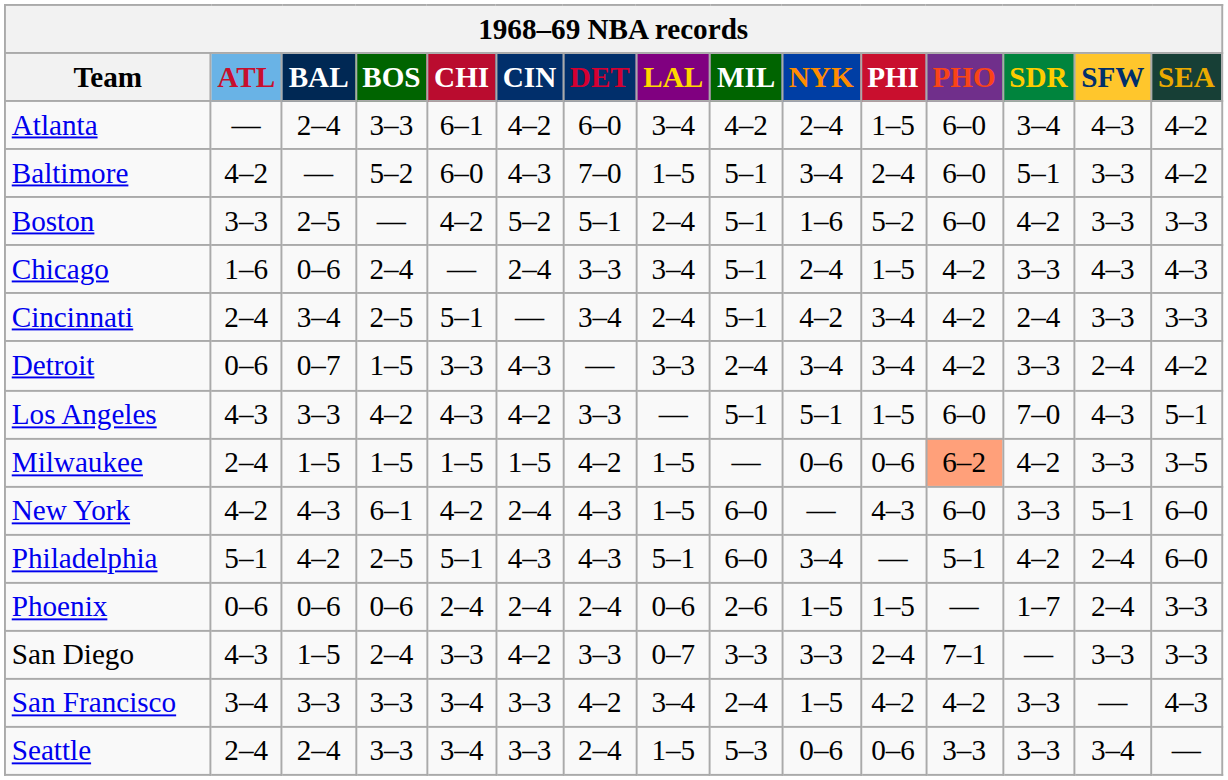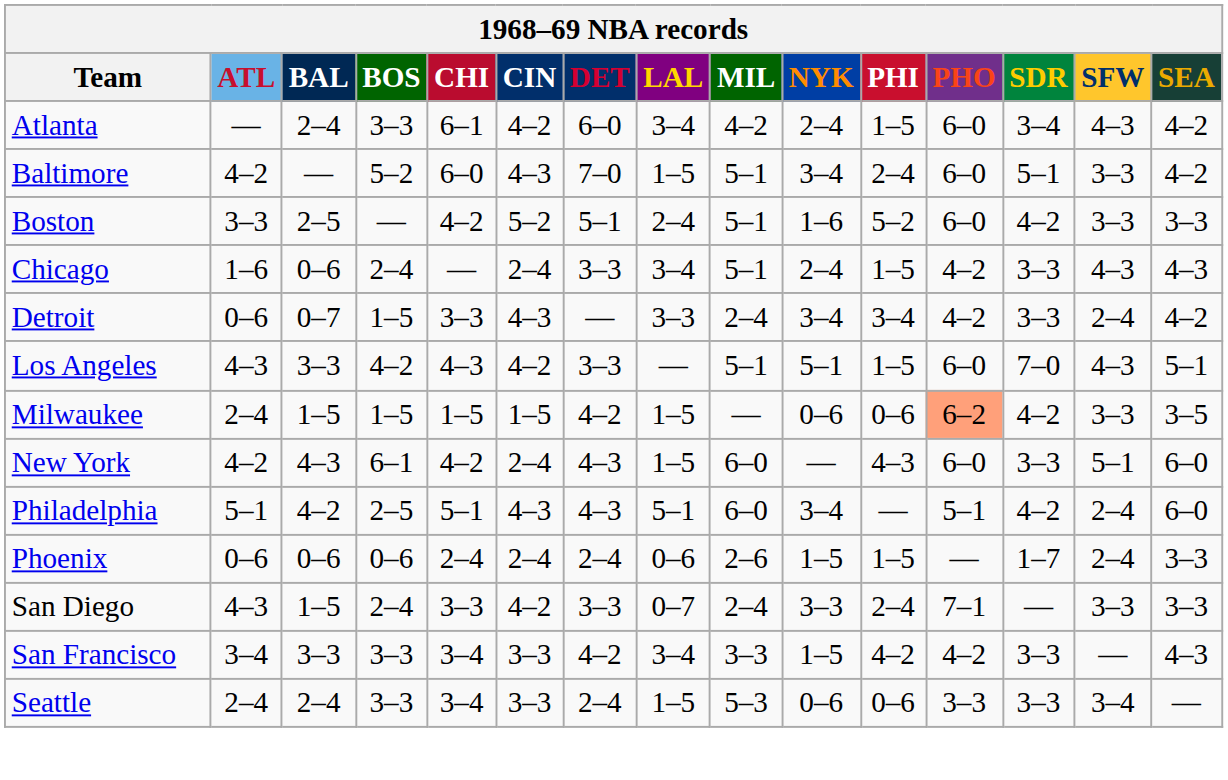- row: (72, 317)
(746, 654) 3–3 -> (746, 606) 2–4
(746, 702) 2–4 -> (746, 654) 3–3
